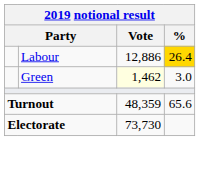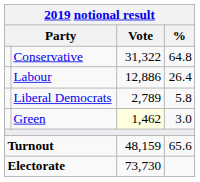+ row: (48, 56)
(180, 56) gold background -> (180, 77) no background
+ row: (63, 98)
(143, 104) 48,359 -> (143, 145) 48,159
